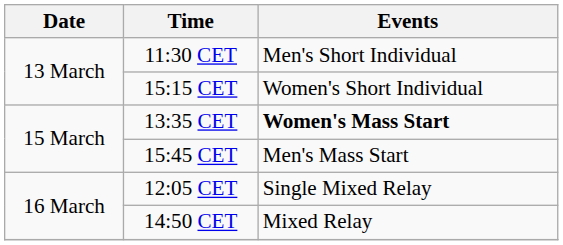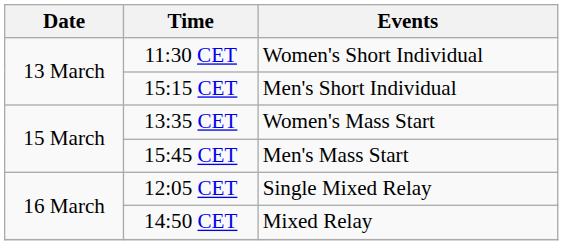(360, 54) Men's Short Individual -> (373, 54) Women's Short Individual
(373, 88) Women's Short Individual -> (360, 88) Men's Short Individual
(356, 121) bold -> (349, 121) normal
